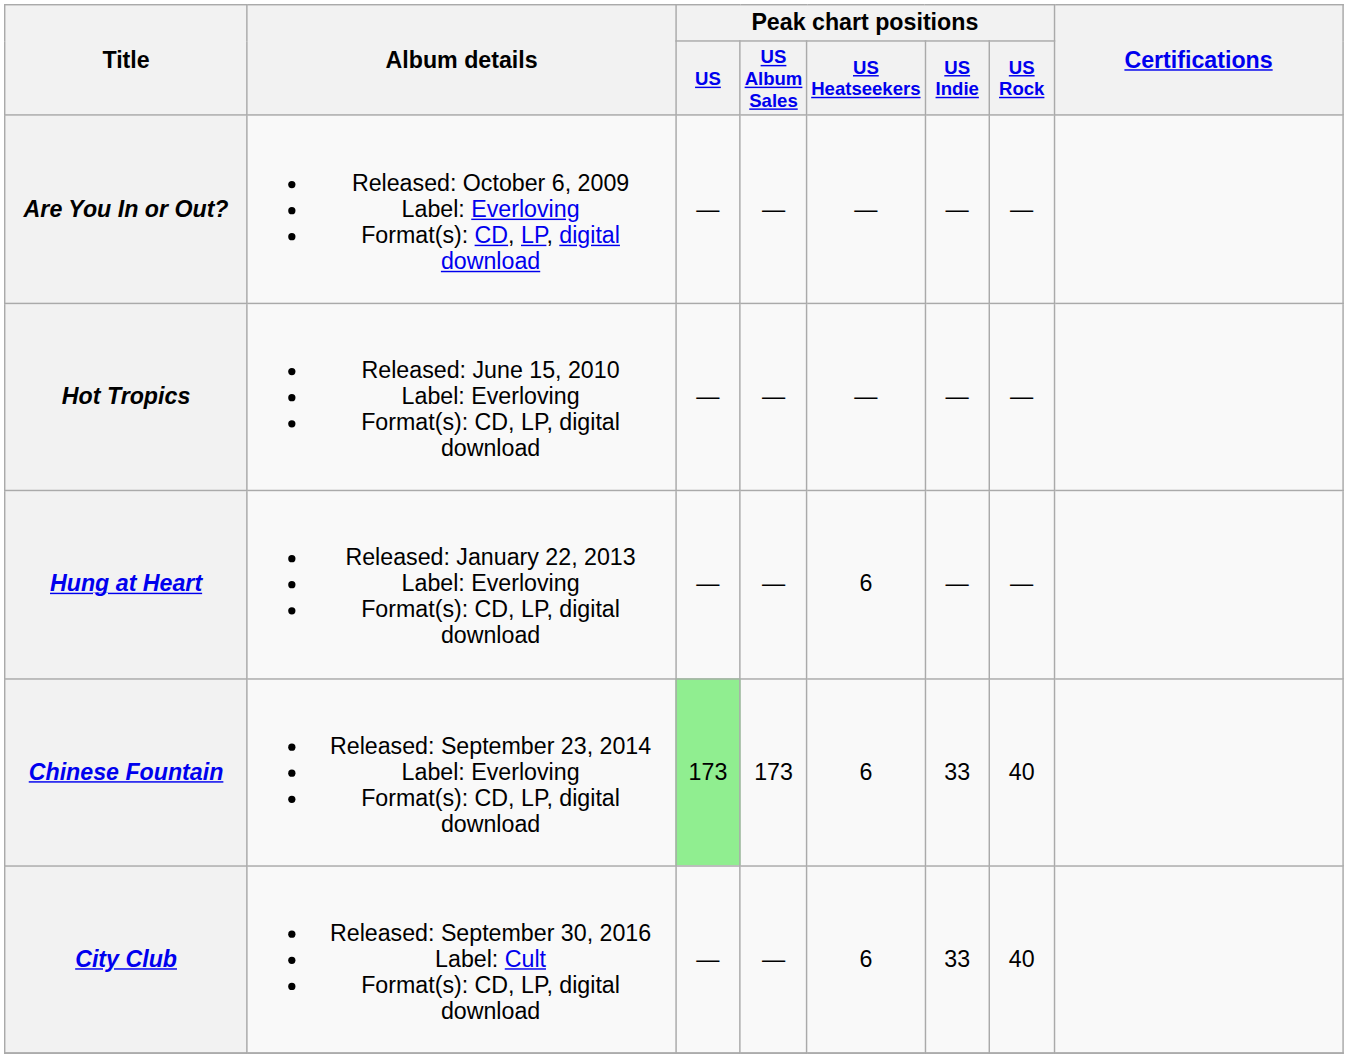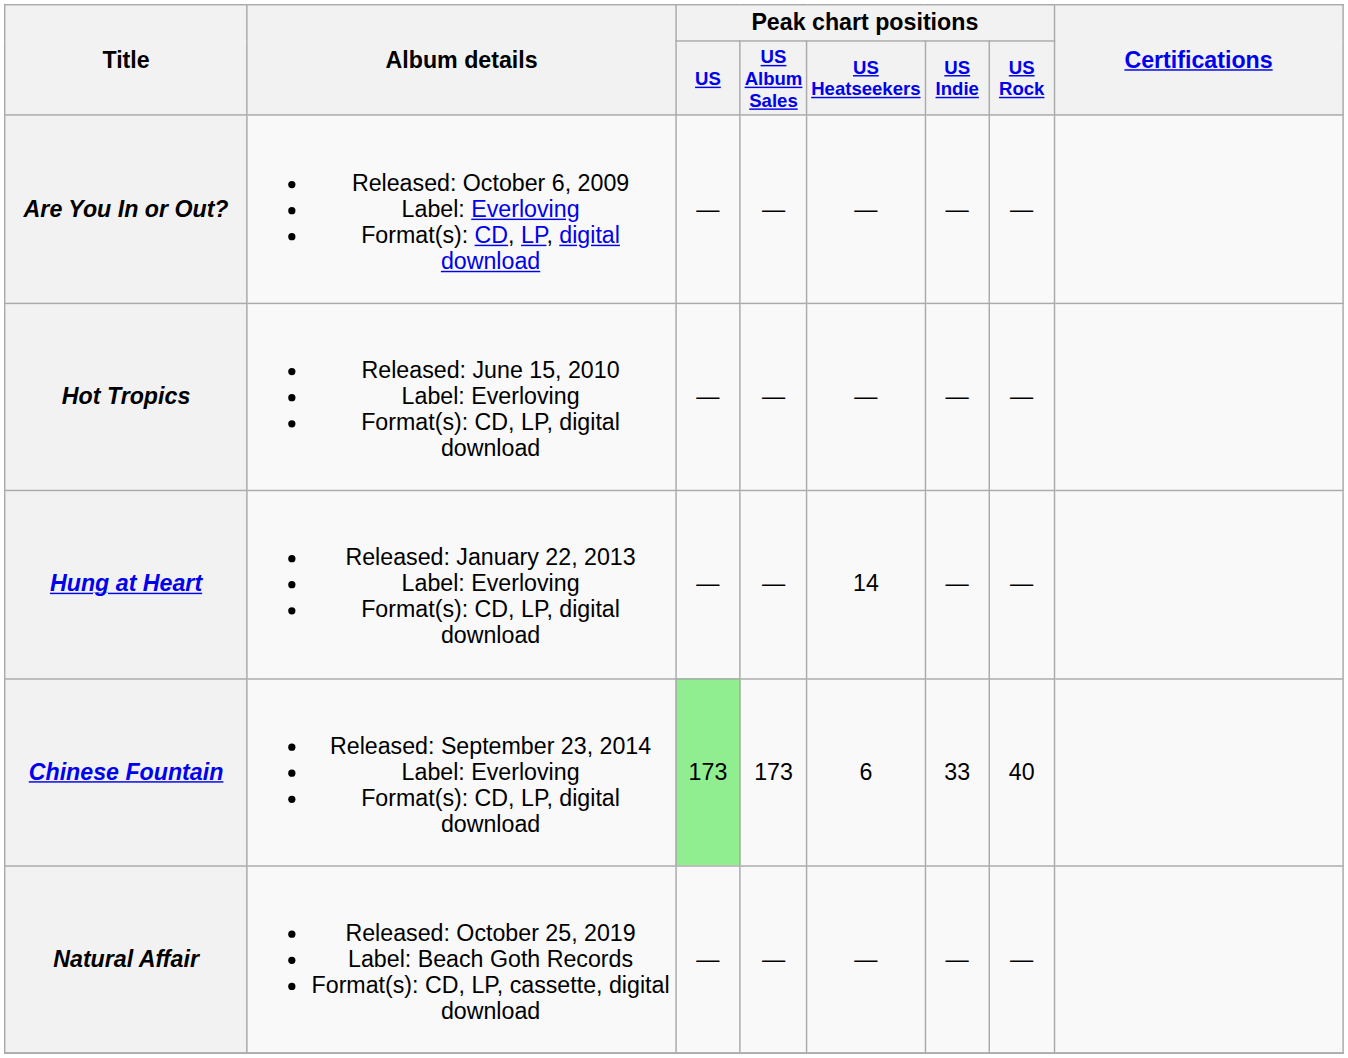(866, 584) 6 -> (866, 584) 14
- row: (126, 959)
+ row: (126, 959)
